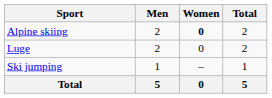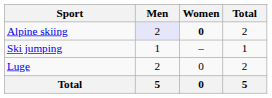(157, 31) no background -> (157, 31) lavender background
rows swapped: (18, 48) <-> (34, 66)
